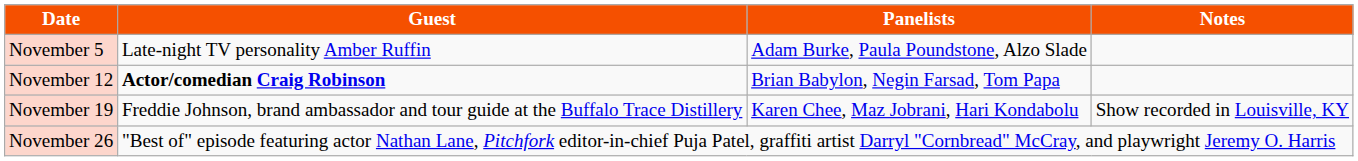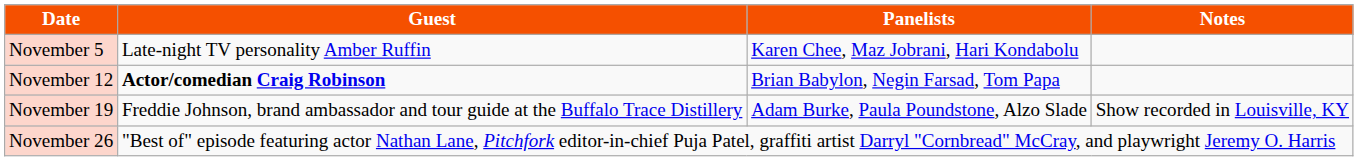(919, 49) Adam Burke, Paula Poundstone, Alzo Slade -> (915, 49) Karen Chee, Maz Jobrani, Hari Kondabolu
(915, 110) Karen Chee, Maz Jobrani, Hari Kondabolu -> (919, 110) Adam Burke, Paula Poundstone, Alzo Slade
